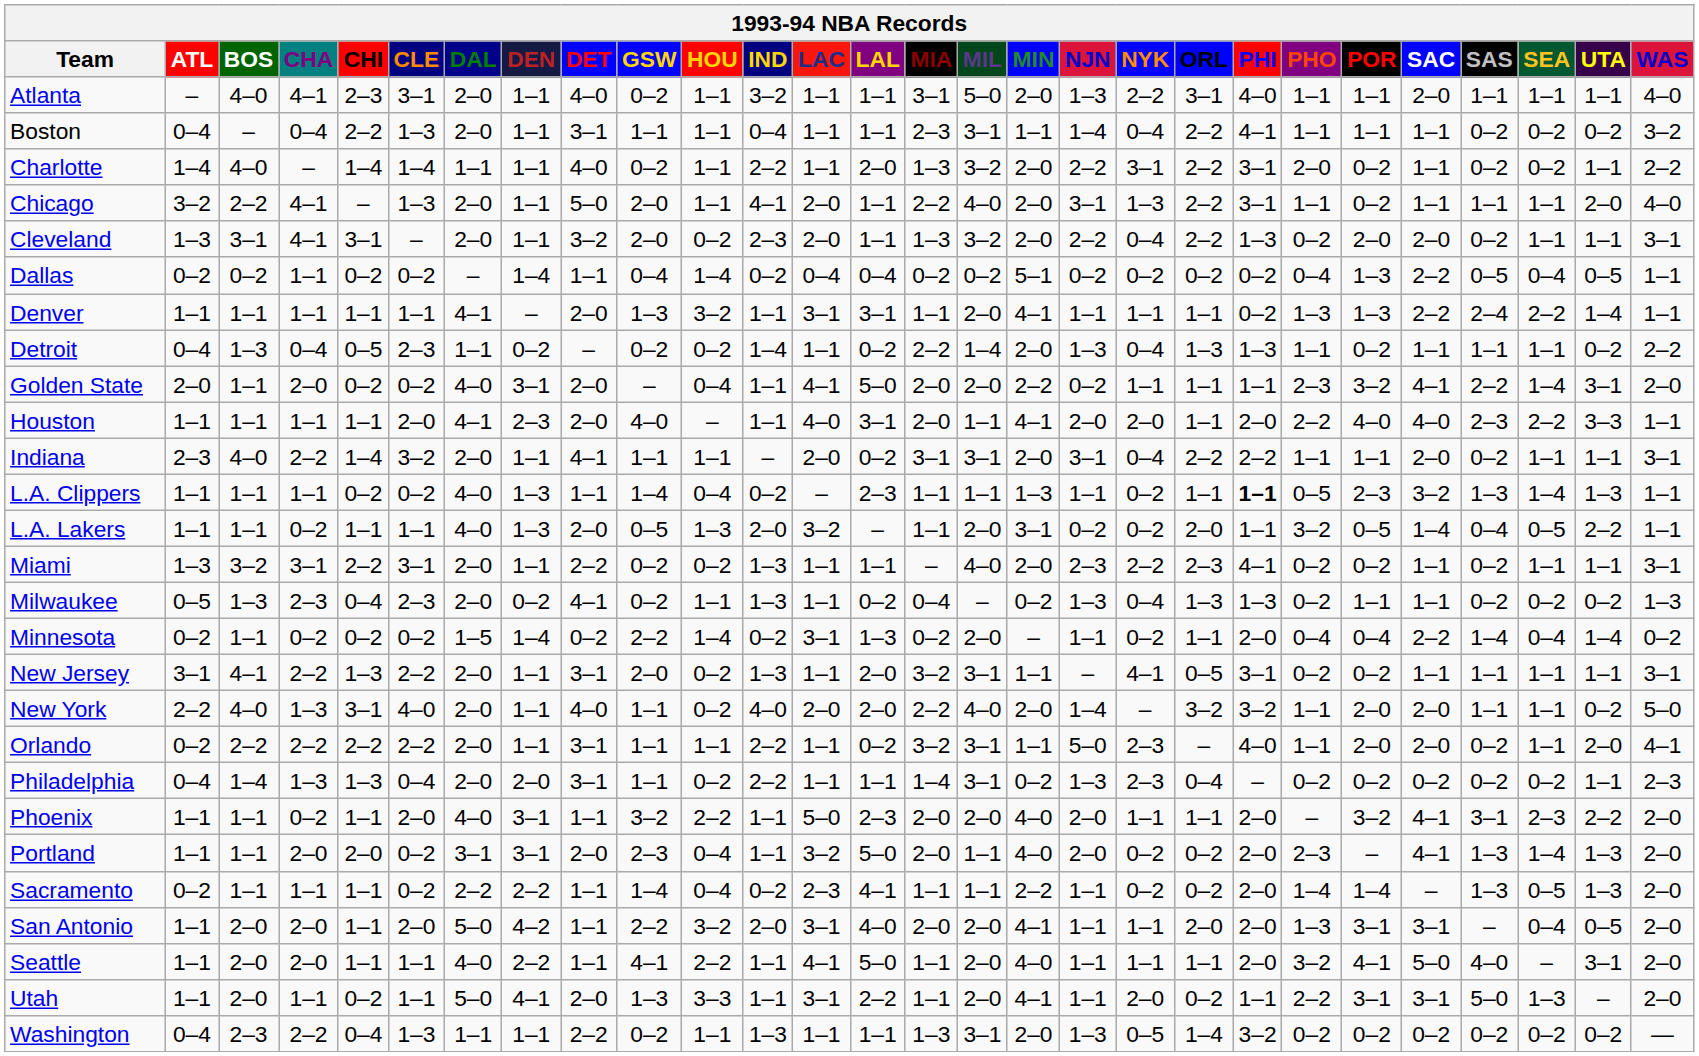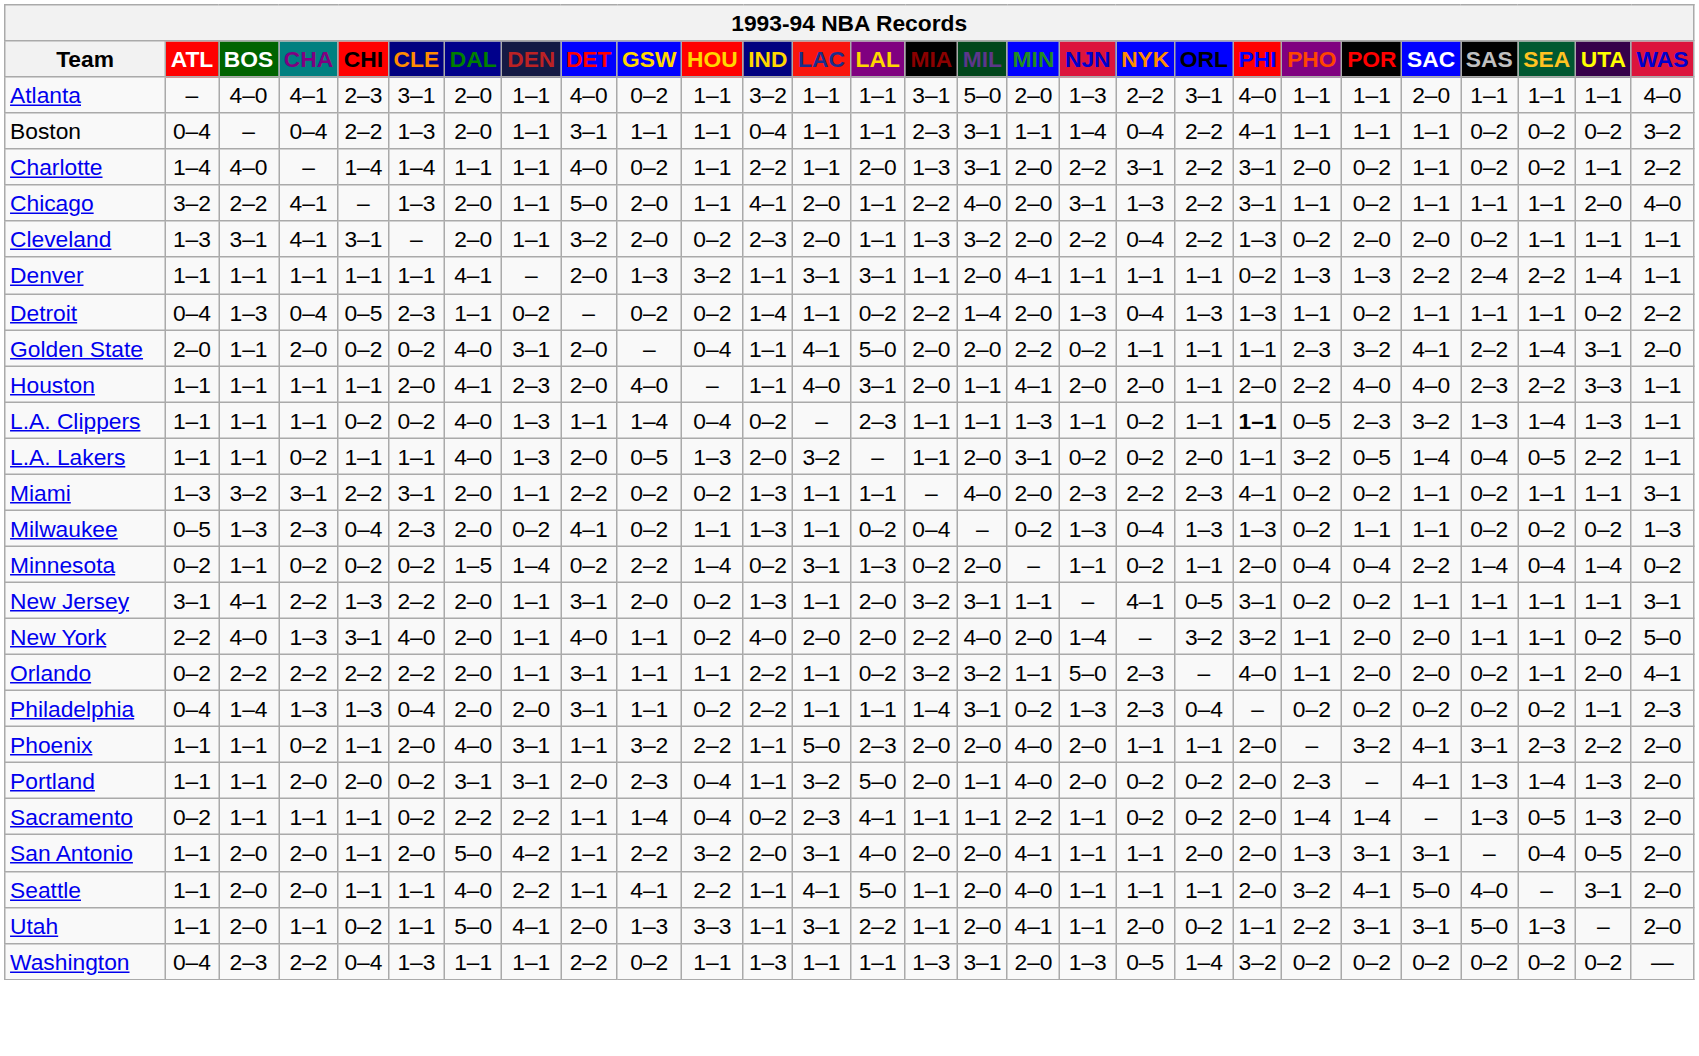(982, 167) 3–2 -> (982, 167) 3–1
(1662, 240) 3–1 -> (1662, 240) 1–1
- row: (42, 276)
- row: (47, 456)
(982, 745) 3–1 -> (982, 673) 3–2
